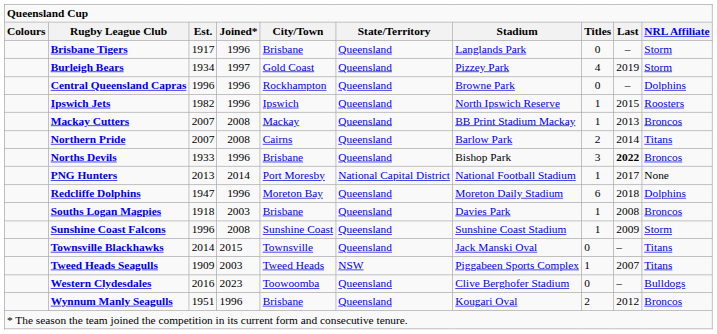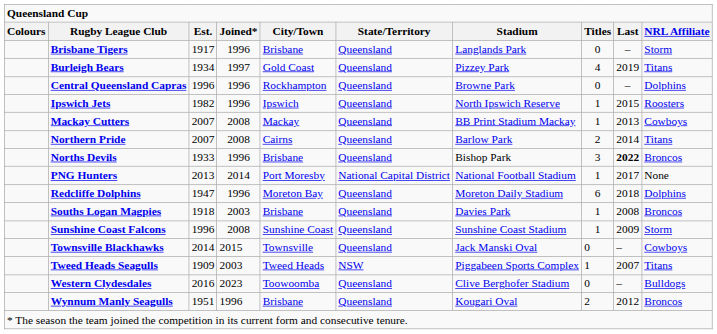(658, 67) Storm -> (658, 67) Titans
(663, 121) Broncos -> (666, 121) Cowboys
(658, 247) Titans -> (666, 247) Cowboys
